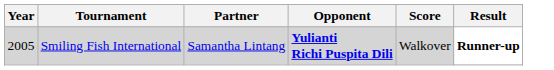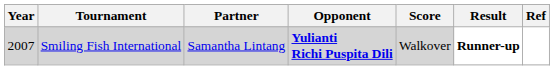+ column: (536, 15)
(21, 45) 2005 -> (21, 45) 2007
